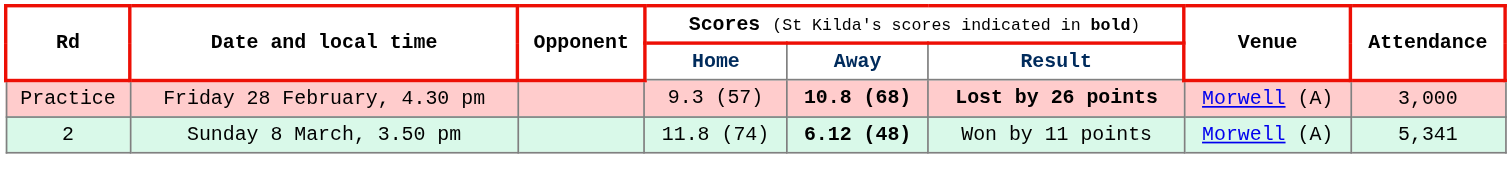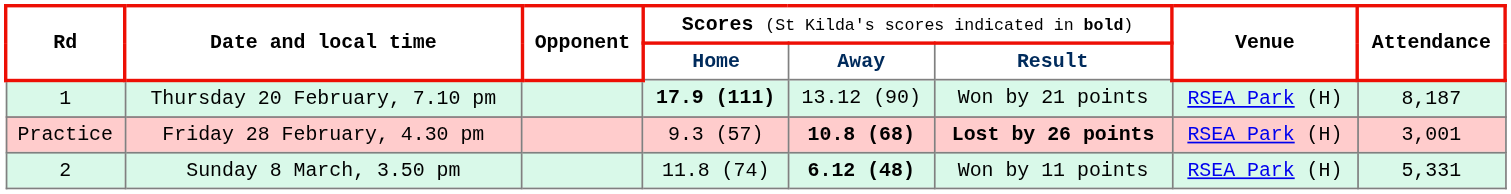+ row: (323, 98)
(1268, 98) Morwell (A) -> (1265, 134) RSEA Park (H)
(1428, 98) 3,000 -> (1431, 134) 3,001
(1268, 134) Morwell (A) -> (1265, 170) RSEA Park (H)
(1428, 134) 5,341 -> (1431, 170) 5,331
